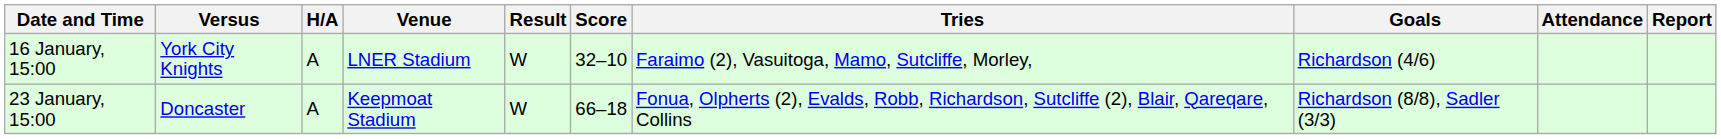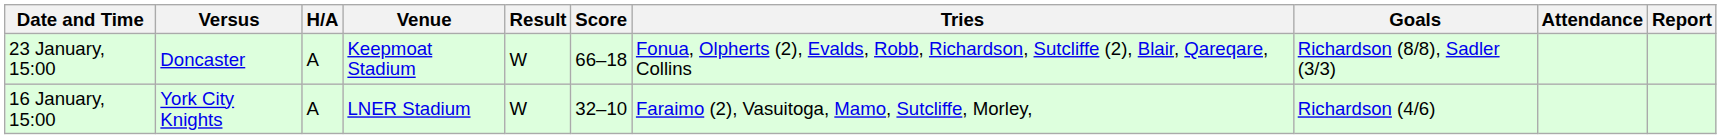rows swapped: (57, 59) <-> (57, 109)
